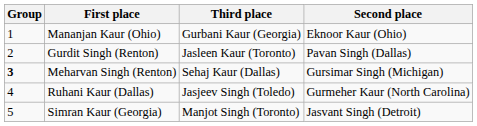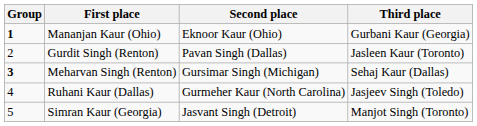columns swapped: (388, 14) <-> (241, 14)
(10, 33) normal -> (10, 33) bold
